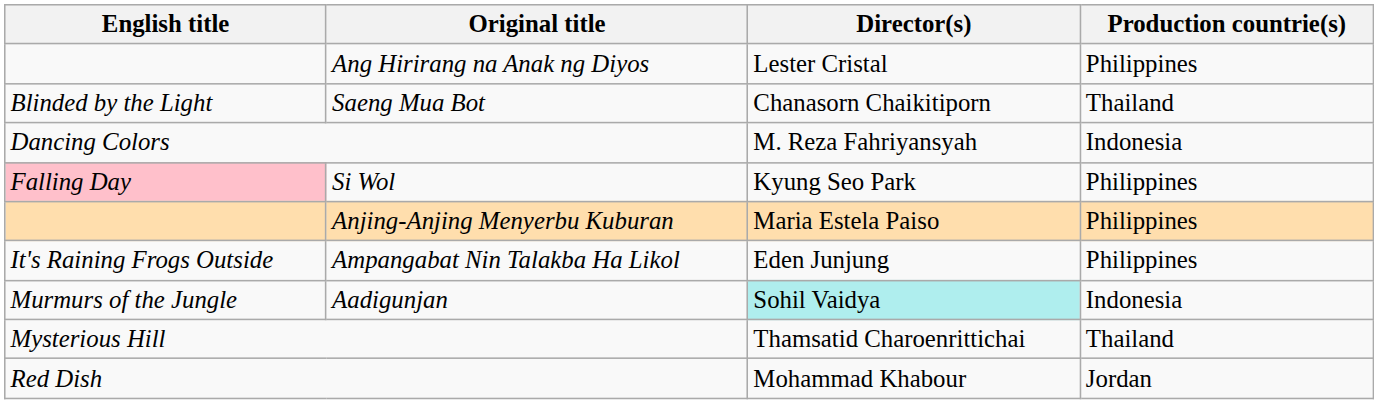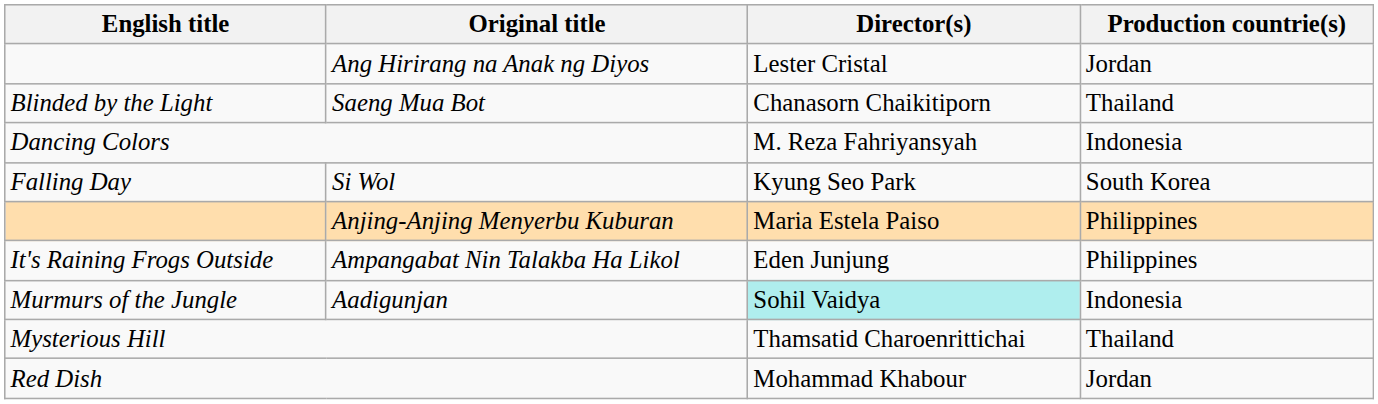(1142, 63) Philippines -> (1119, 63) Jordan
(71, 181) pink background -> (71, 181) no background
(1142, 181) Philippines -> (1148, 181) South Korea
